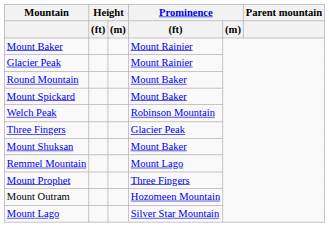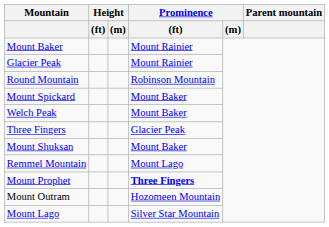(159, 79) Mount Baker -> (173, 79) Robinson Mountain
(173, 113) Robinson Mountain -> (159, 113) Mount Baker
(160, 180) normal -> (162, 180) bold
